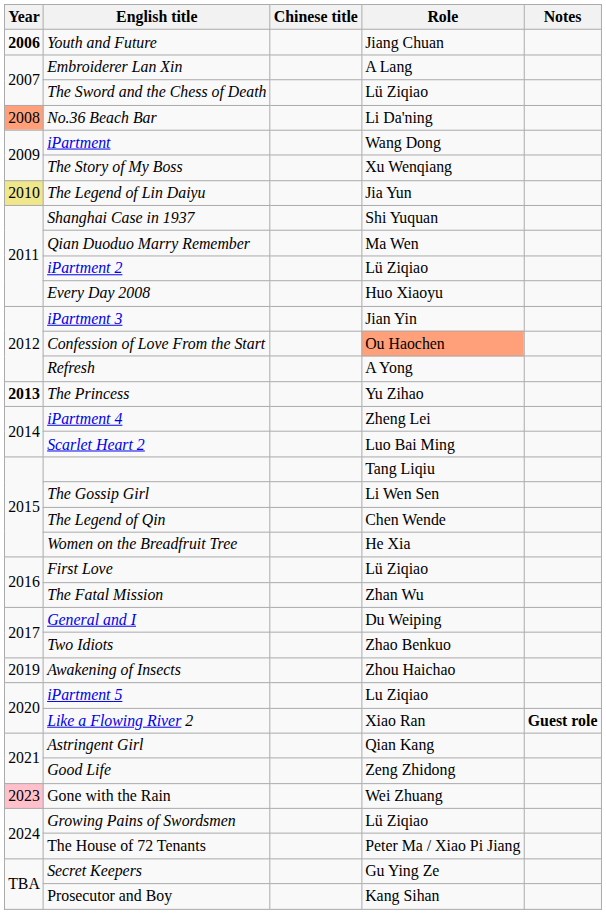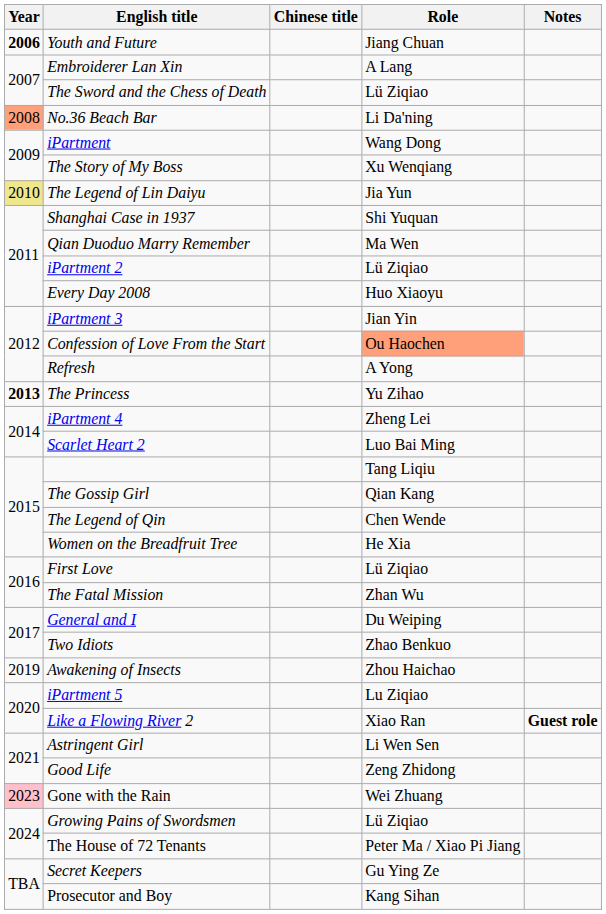(402, 494) Li Wen Sen -> (400, 494) Qian Kang
(400, 745) Qian Kang -> (402, 745) Li Wen Sen
